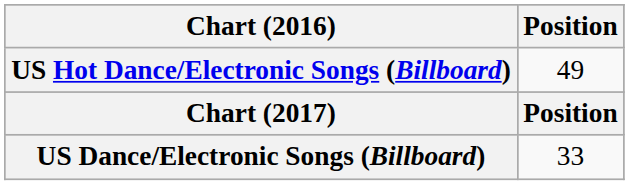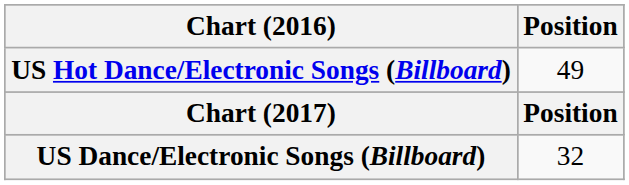(570, 156) 33 -> (570, 156) 32
